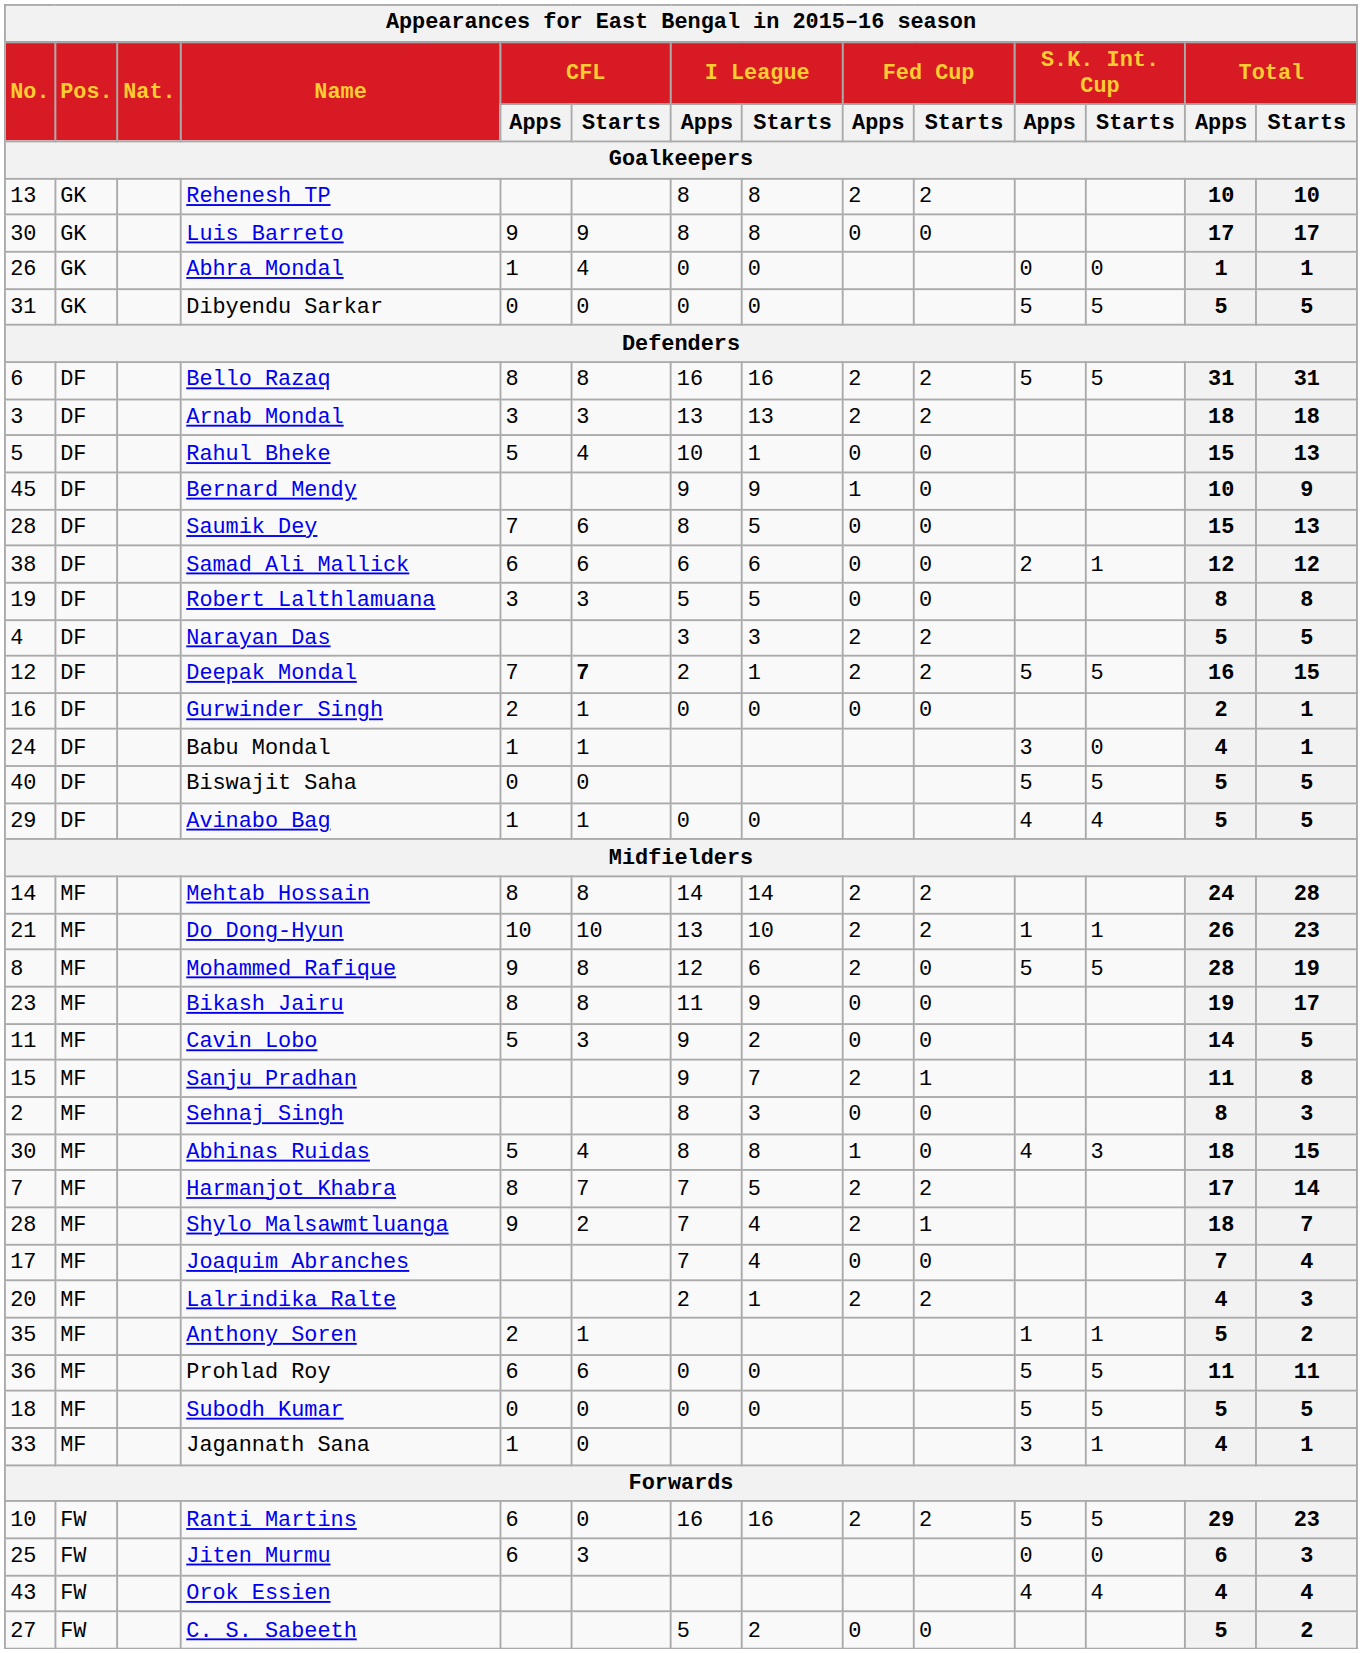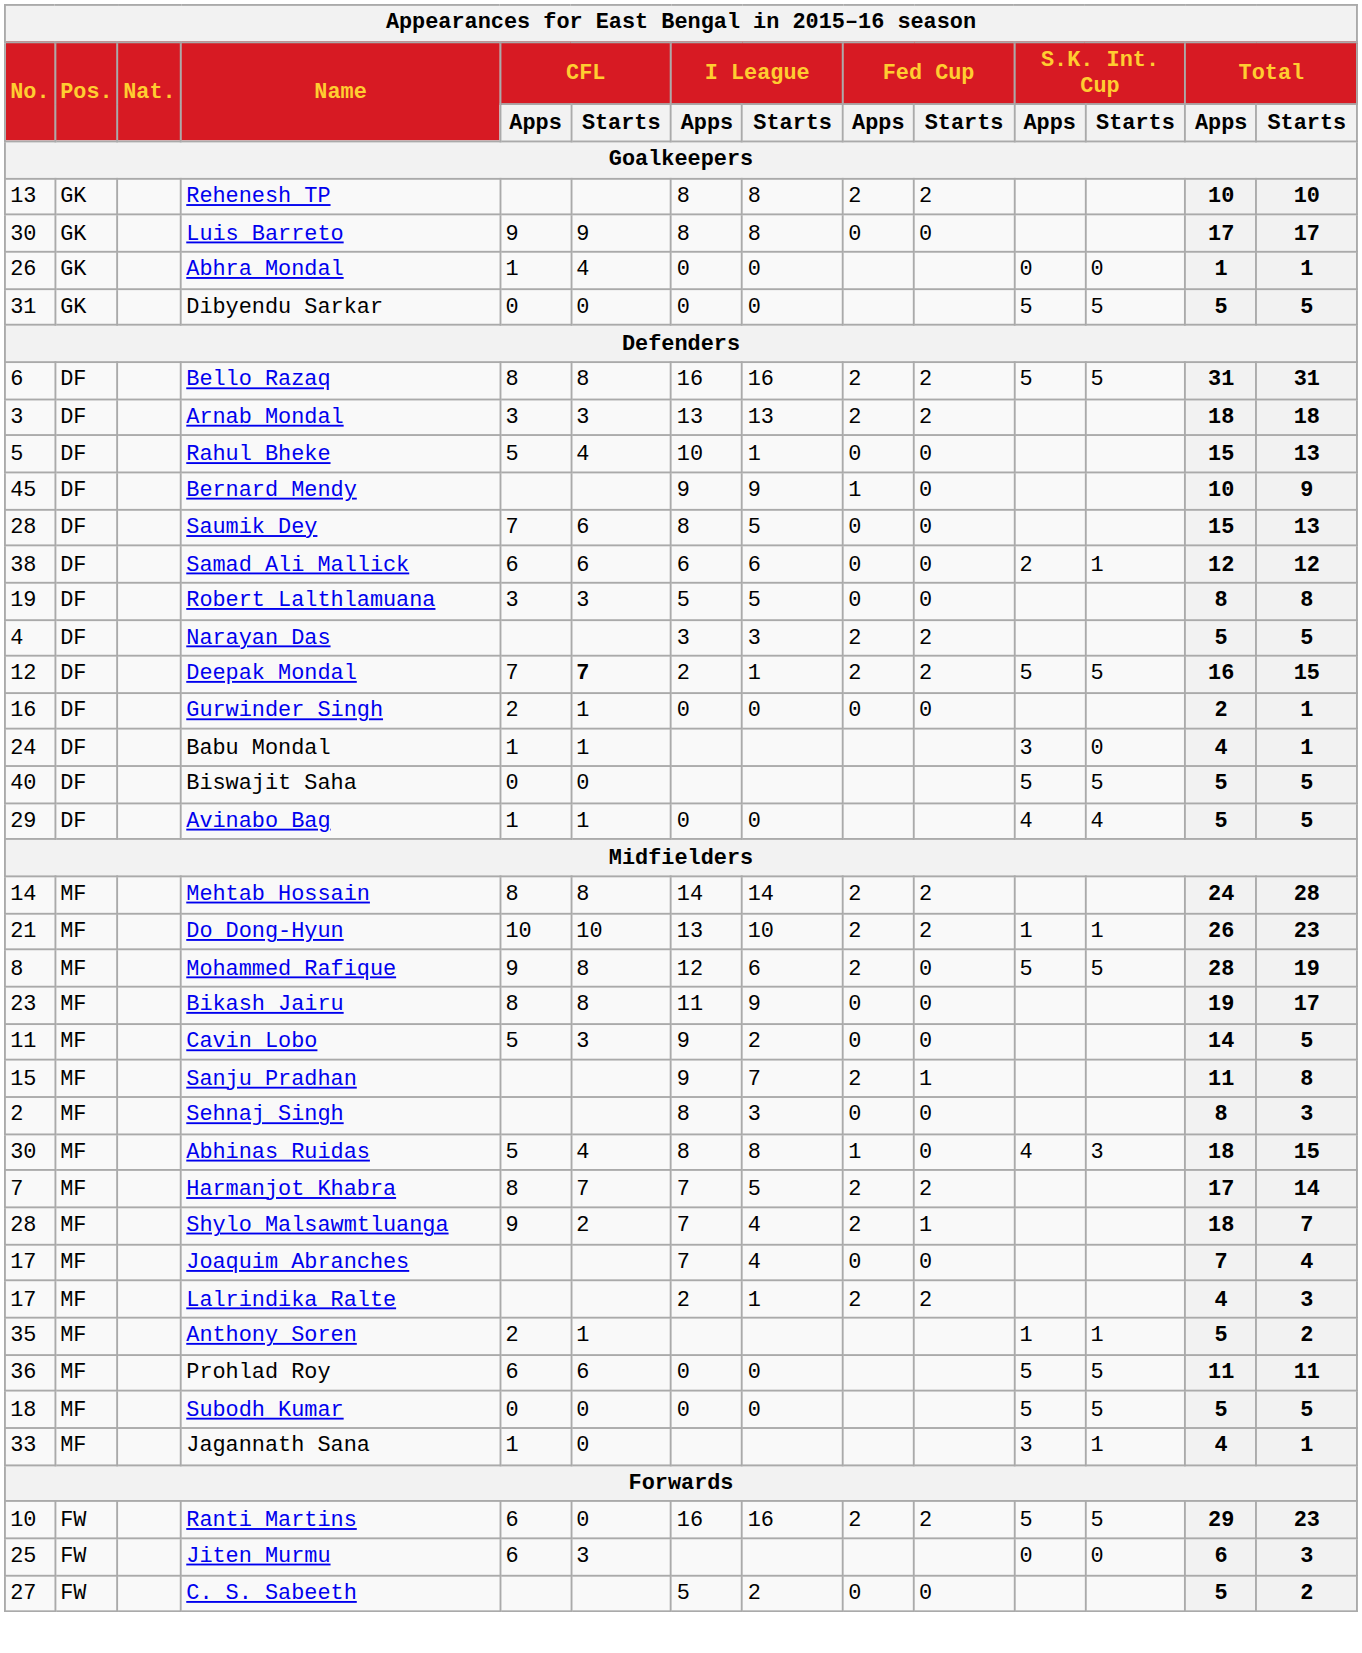(23, 1299) 20 -> (23, 1299) 17
- row: (258, 1593)
